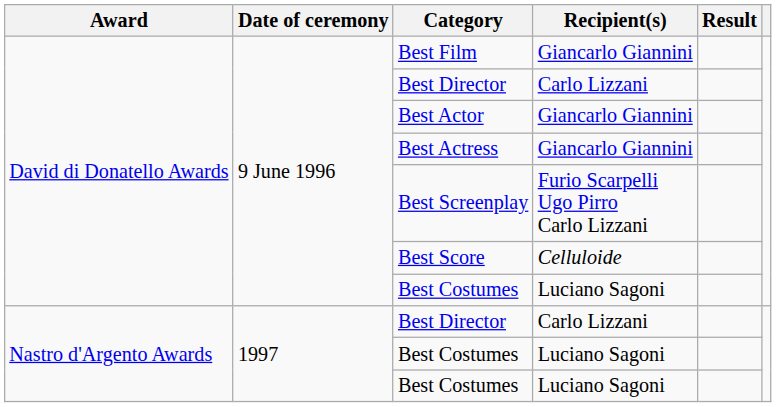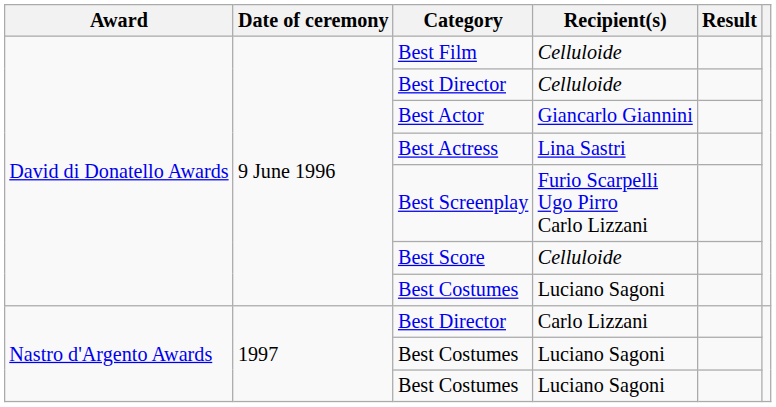(615, 52) Giancarlo Giannini -> (580, 52) Celluloide
(593, 84) Carlo Lizzani -> (580, 84) Celluloide
(615, 148) Giancarlo Giannini -> (582, 148) Lina Sastri
